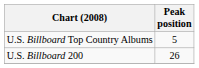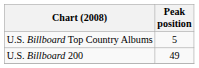(174, 55) 26 -> (174, 55) 49
